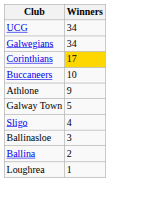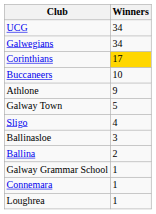+ row: (57, 169)
+ row: (29, 185)
